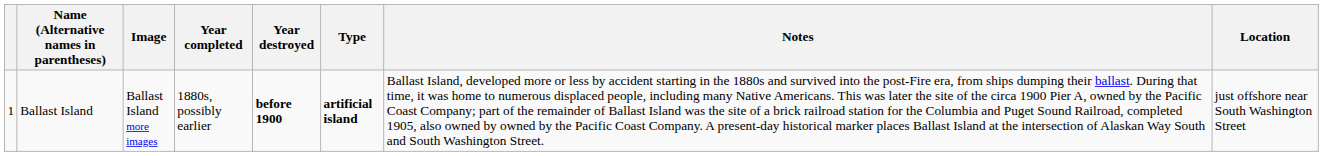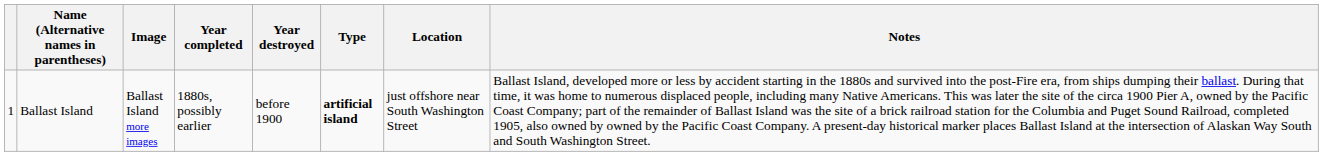columns swapped: (1265, 37) <-> (798, 37)
(274, 110) bold -> (273, 110) normal
